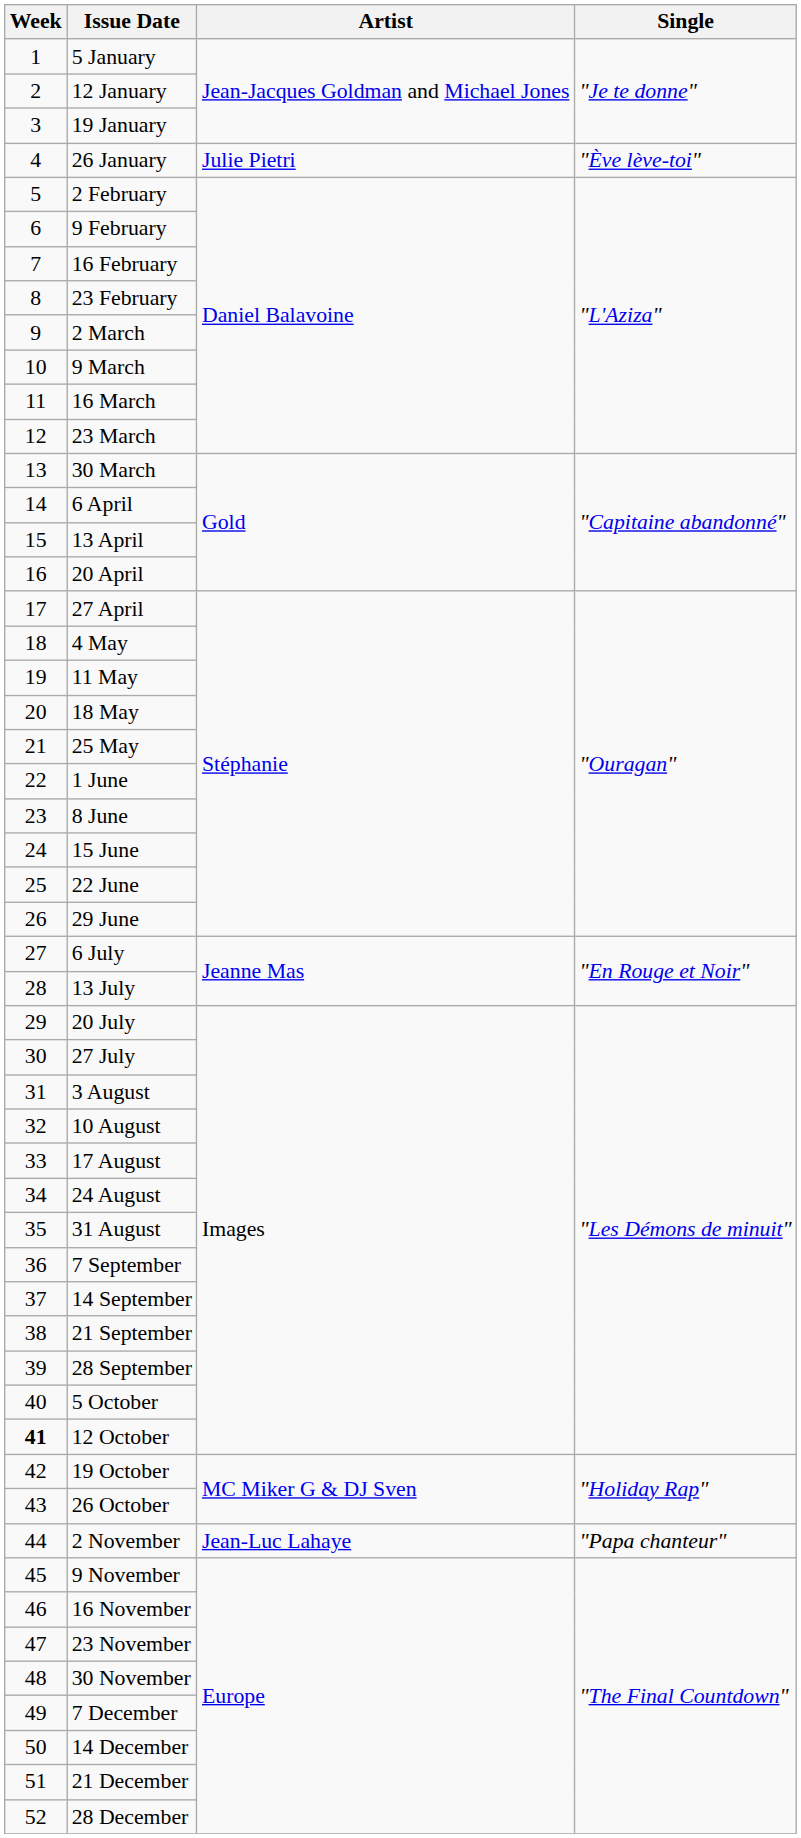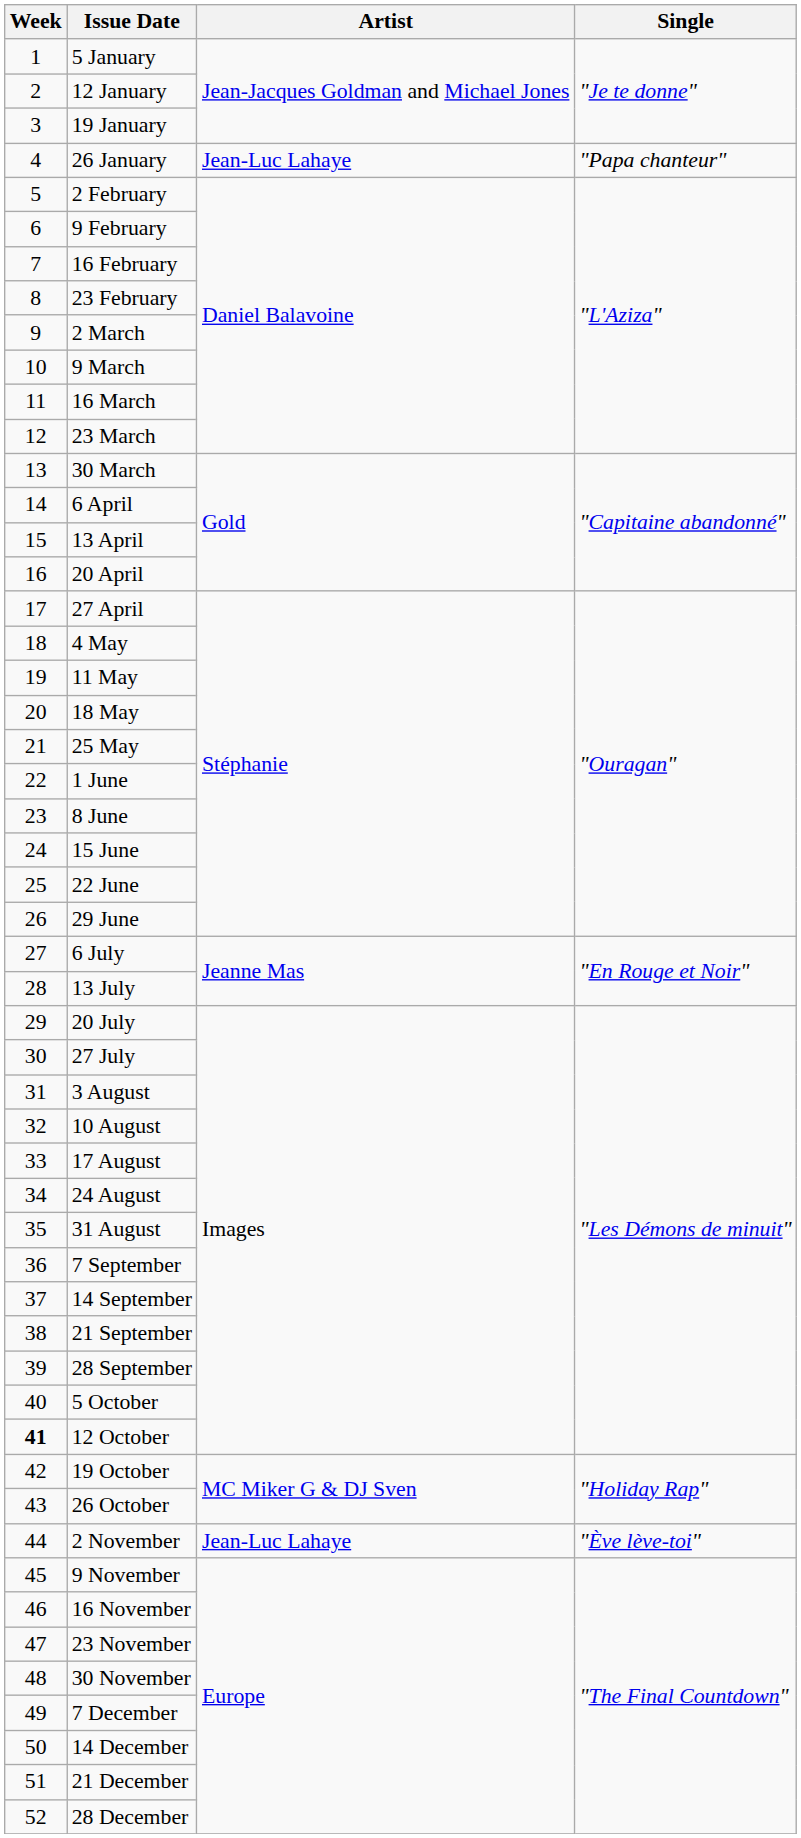(249, 159) Julie Pietri -> (277, 159) Jean-Luc Lahaye
(640, 159) "Ève lève-toi" -> (653, 159) "Papa chanteur"
(653, 1540) "Papa chanteur" -> (640, 1540) "Ève lève-toi"
